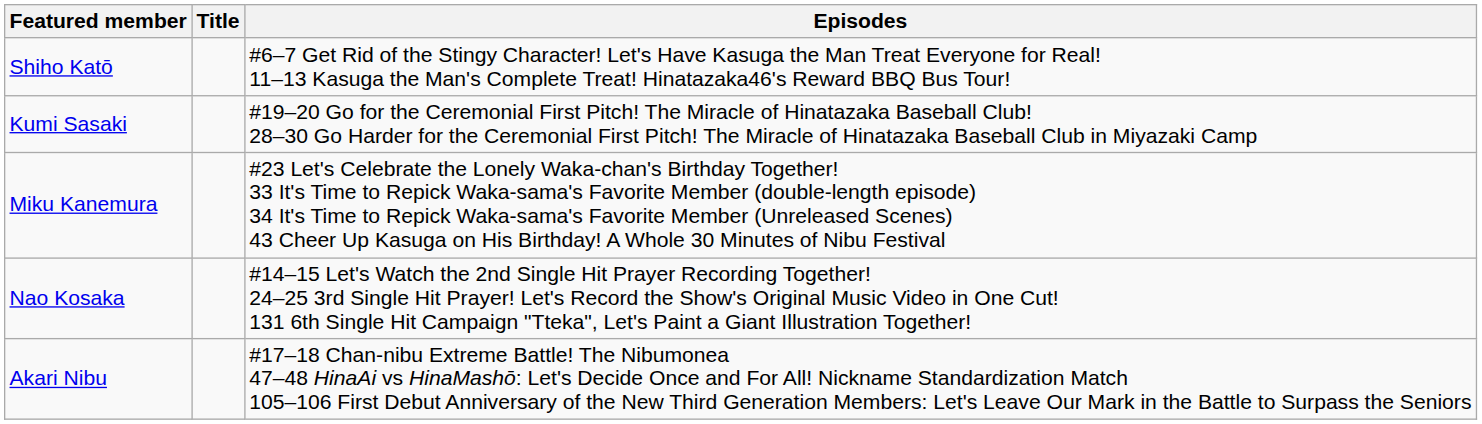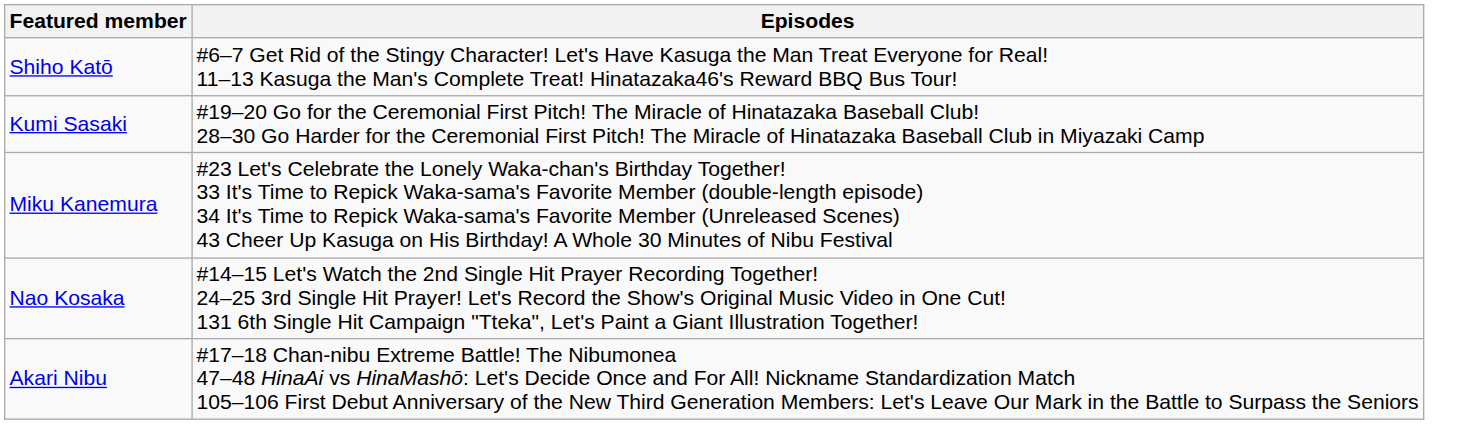- column: (218, 21)
